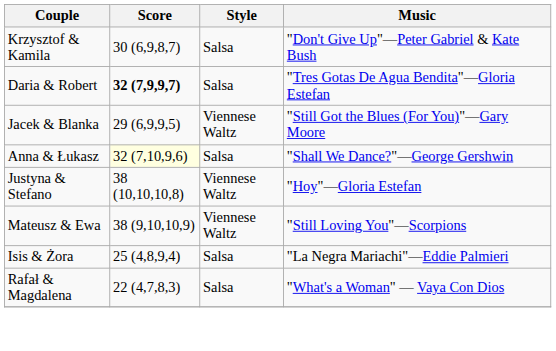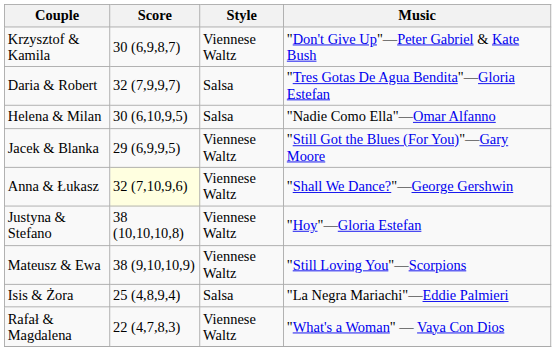(218, 46) Salsa -> (229, 46) Viennese Waltz
(147, 85) bold -> (147, 85) normal
+ row: (55, 116)
(218, 155) Salsa -> (229, 186) Viennese Waltz
(218, 287) Salsa -> (229, 326) Viennese Waltz
